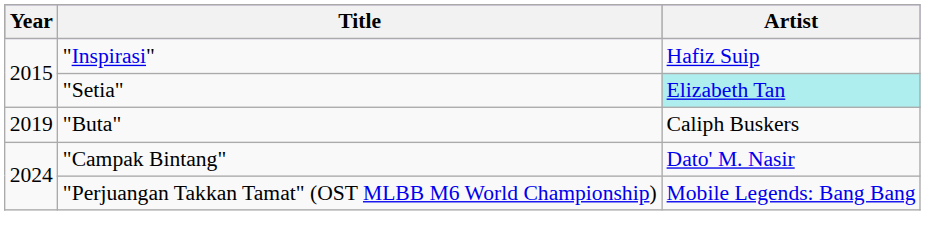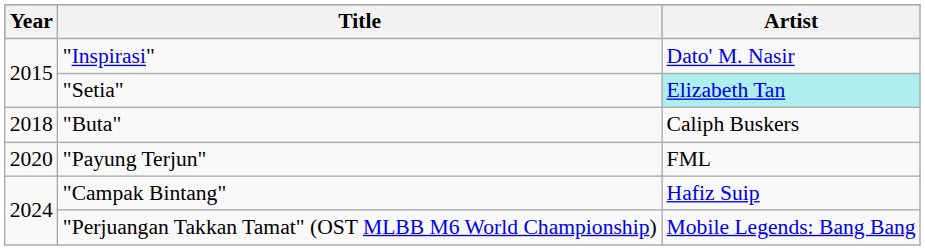(713, 55) Hafiz Suip -> (731, 55) Dato' M. Nasir
(31, 124) 2019 -> (31, 124) 2018
+ row: (135, 158)
(731, 158) Dato' M. Nasir -> (713, 192) Hafiz Suip
